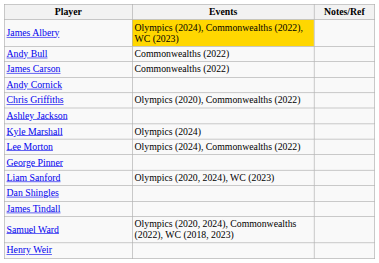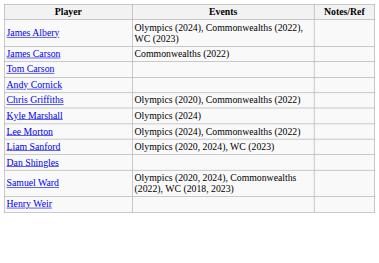(219, 33) gold background -> (219, 33) no background
- row: (27, 54)
+ row: (30, 69)
- row: (37, 116)
- row: (35, 162)
- row: (34, 208)
